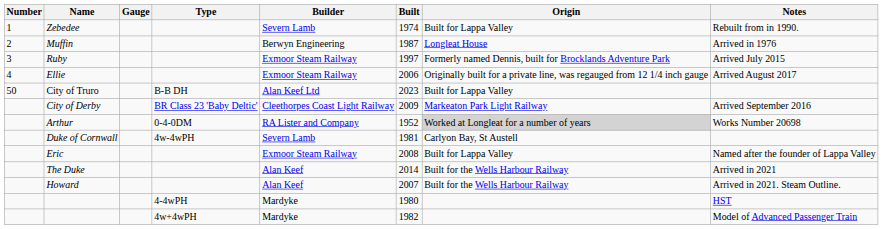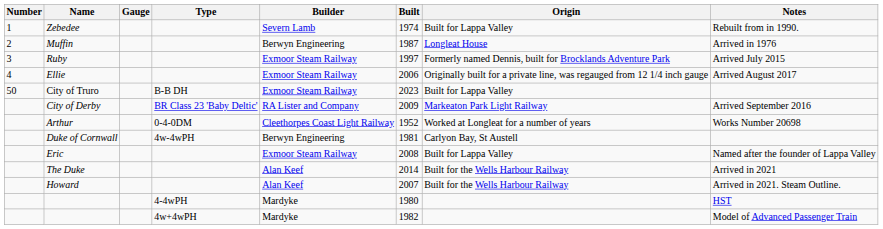(291, 91) Alan Keef Ltd -> (310, 91) Exmoor Steam Railway
(328, 106) Cleethorpes Coast Light Railway -> (310, 106) RA Lister and Company
(310, 122) RA Lister and Company -> (328, 122) Cleethorpes Coast Light Railway
(507, 122) lightgrey background -> (507, 122) no background
(289, 138) Severn Lamb -> (303, 138) Berwyn Engineering
